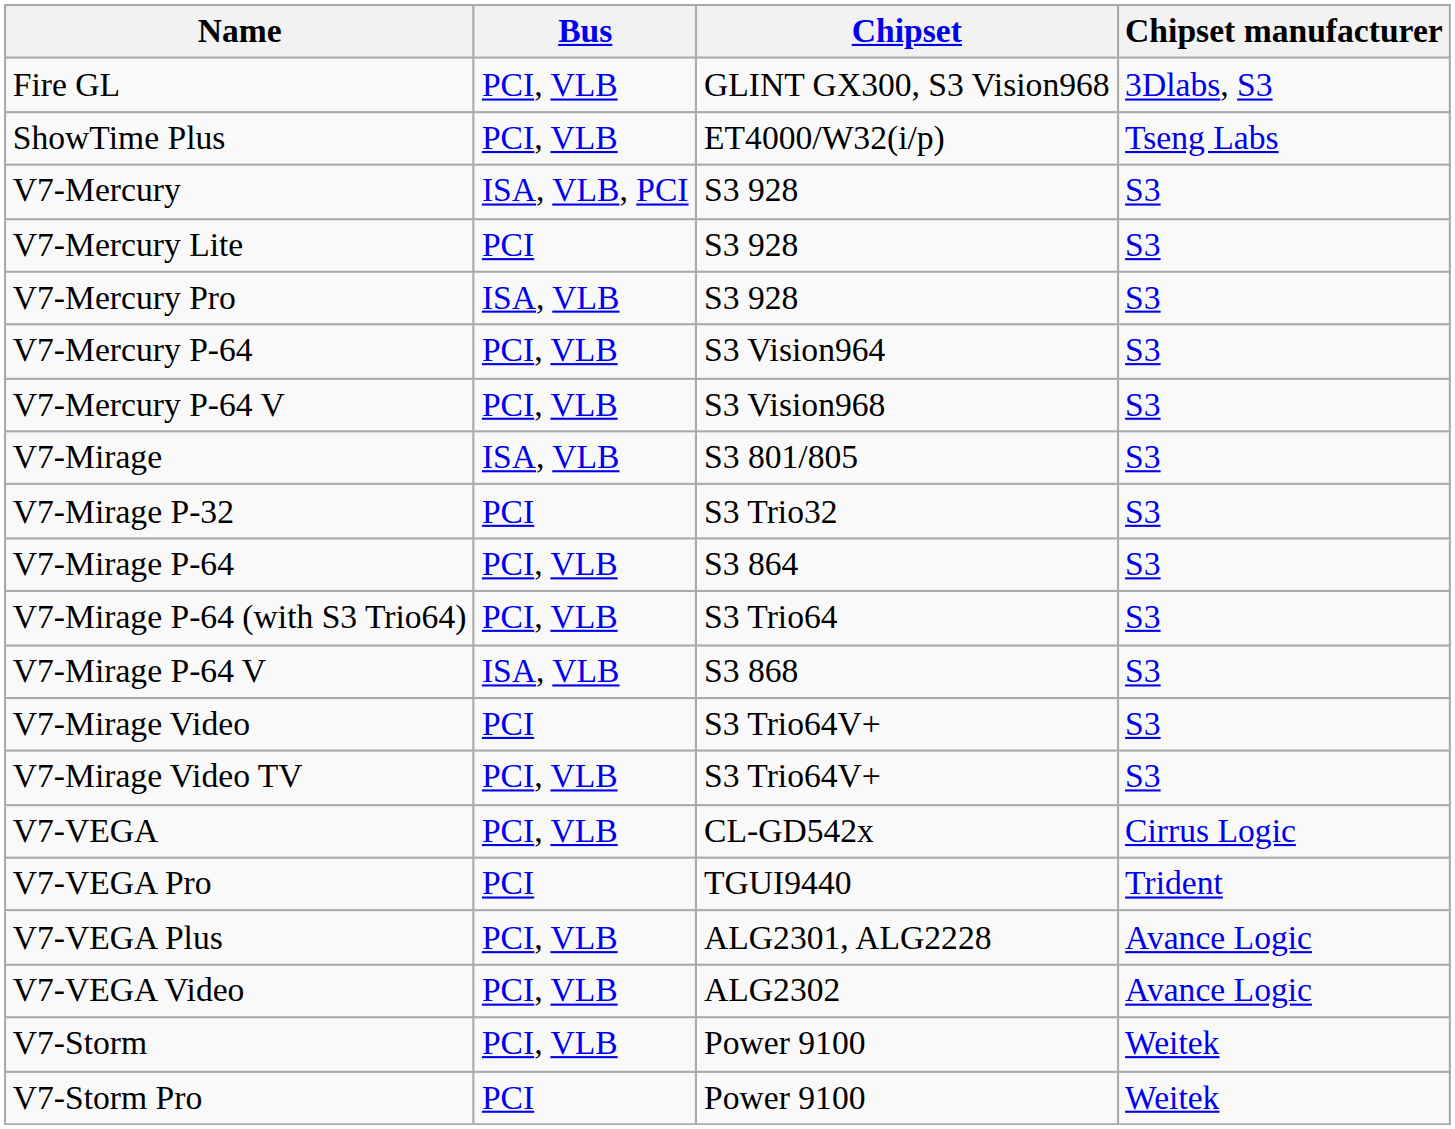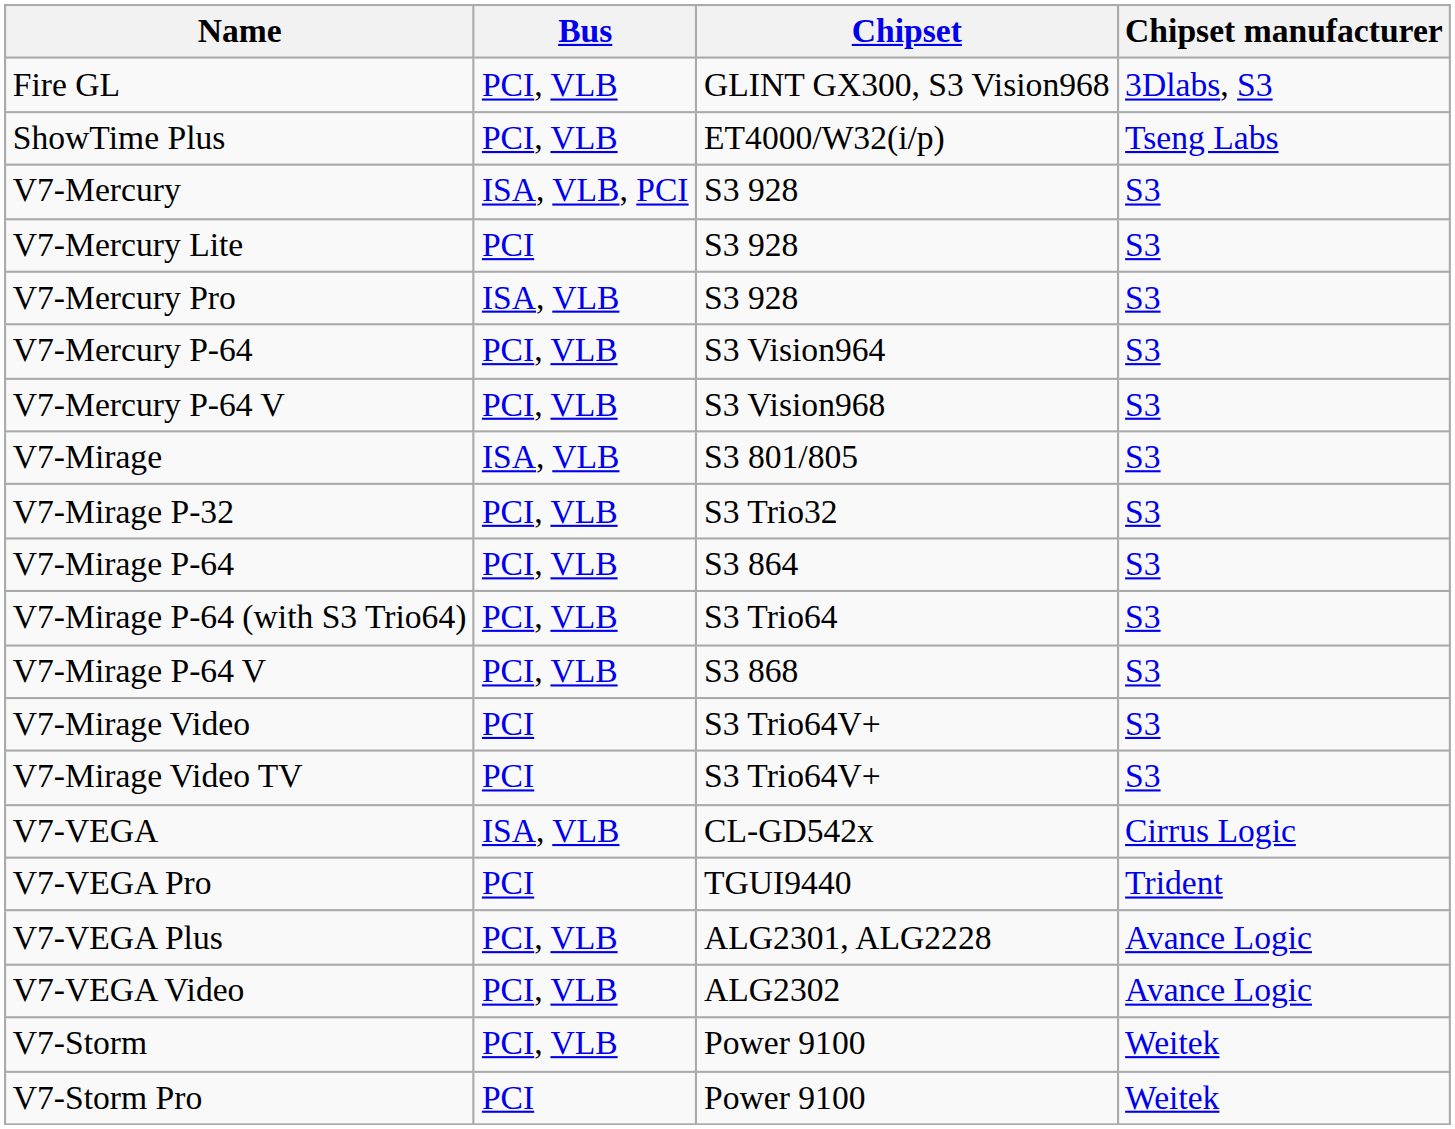(508, 510) PCI -> (550, 510) PCI, VLB
(551, 670) ISA, VLB -> (550, 670) PCI, VLB
(550, 777) PCI, VLB -> (508, 777) PCI
(550, 830) PCI, VLB -> (551, 830) ISA, VLB
